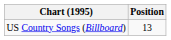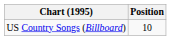(147, 27) 13 -> (147, 27) 10
